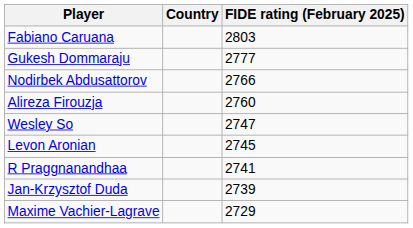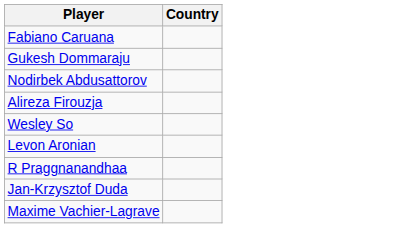- column: (315, 15)
